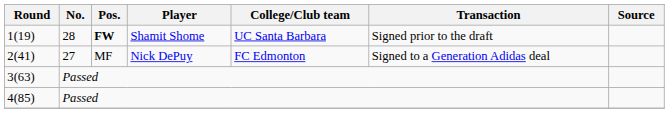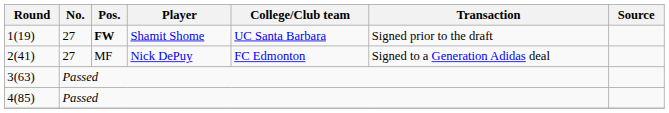(69, 35) 28 -> (69, 35) 27
